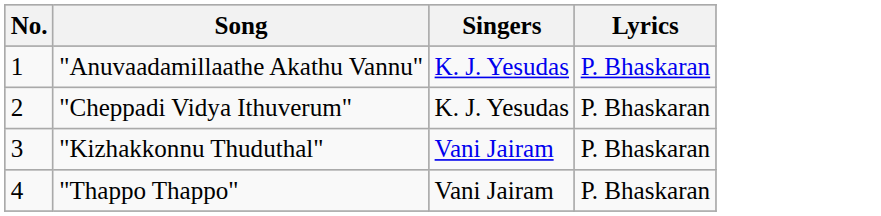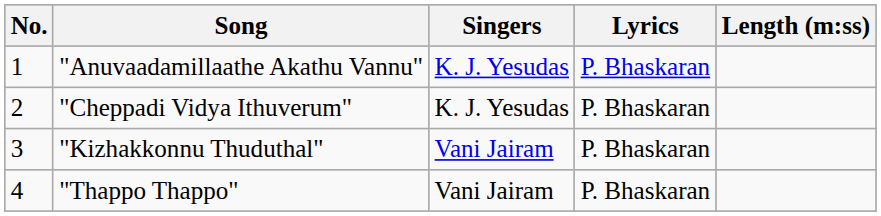+ column: (796, 25)
